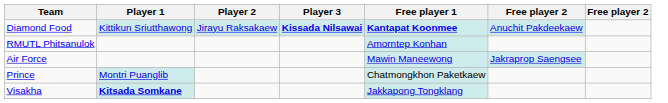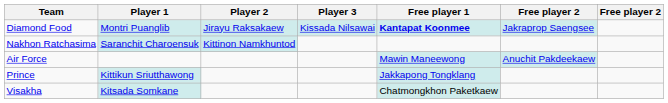(146, 28) Kittikun Sriutthawong -> (135, 28) Montri Puanglib
(322, 28) bold -> (337, 28) normal
(536, 28) Anuchit Pakdeekaew -> (548, 28) Jakraprop Saengsee
- row: (51, 43)
+ row: (51, 43)
(536, 59) Jakraprop Saengsee -> (549, 59) Anuchit Pakdeekaew
(133, 75) Montri Puanglib -> (147, 75) Kittikun Sriutthawong
(426, 75) Chatmongkhon Paketkaew -> (427, 75) Jakkapong Tongklang
(140, 91) bold -> (139, 91) normal
(415, 91) Jakkapong Tongklang -> (439, 91) Chatmongkhon Paketkaew
